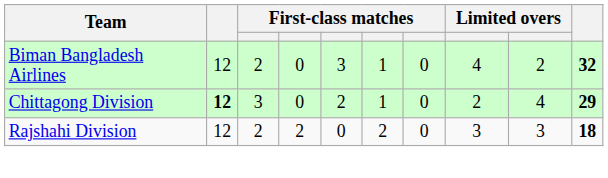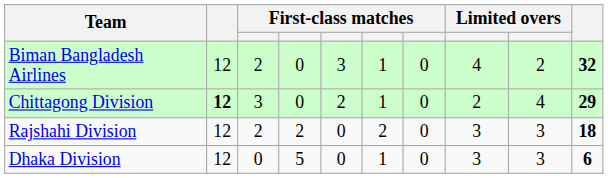+ row: (65, 159)
